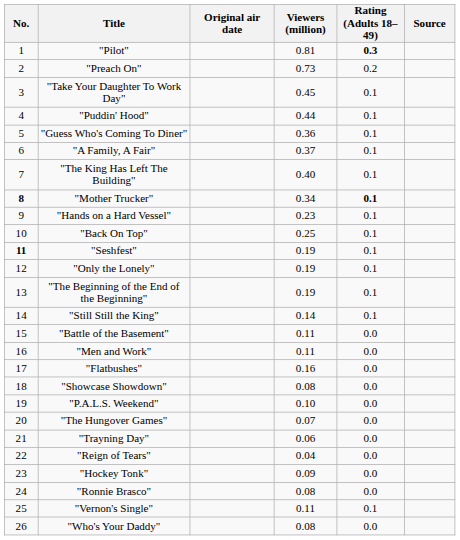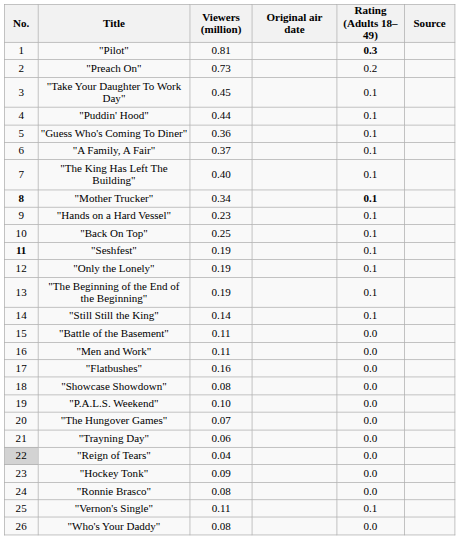columns swapped: (232, 23) <-> (306, 23)
(21, 456) no background -> (21, 456) lightgrey background
